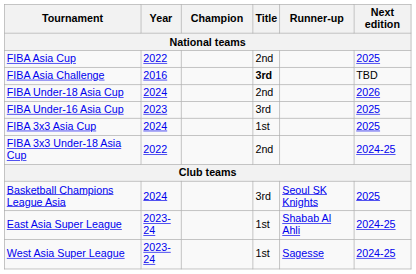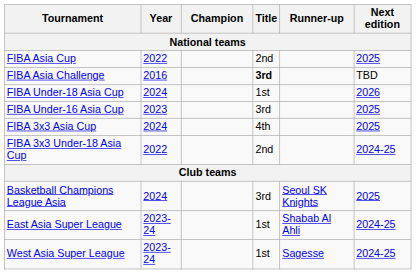(264, 93) 2nd -> (263, 93) 1st
(263, 127) 1st -> (263, 127) 4th
